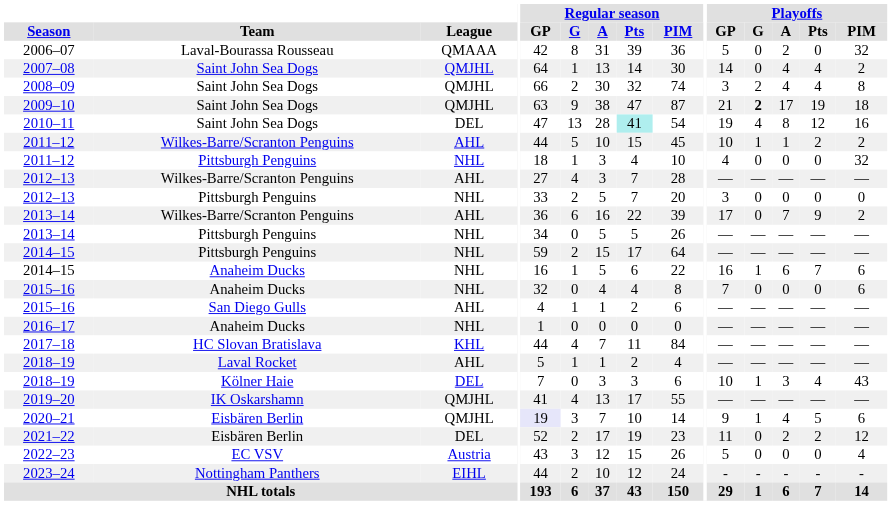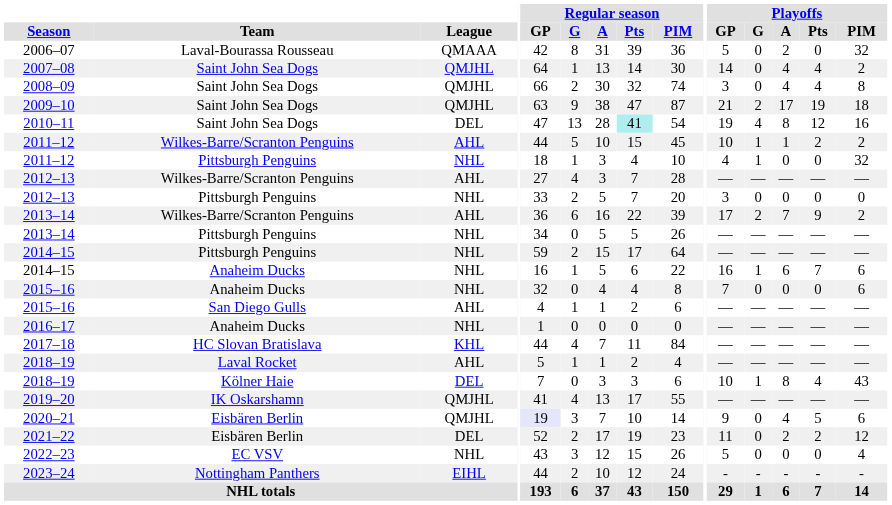(758, 86) 2 -> (758, 86) 0
(758, 105) bold -> (758, 105) normal
(758, 160) 0 -> (758, 160) 1
(758, 215) 0 -> (758, 215) 2
(786, 381) 3 -> (786, 381) 8
(758, 418) 1 -> (758, 418) 0
(469, 454) Austria -> (469, 454) NHL
